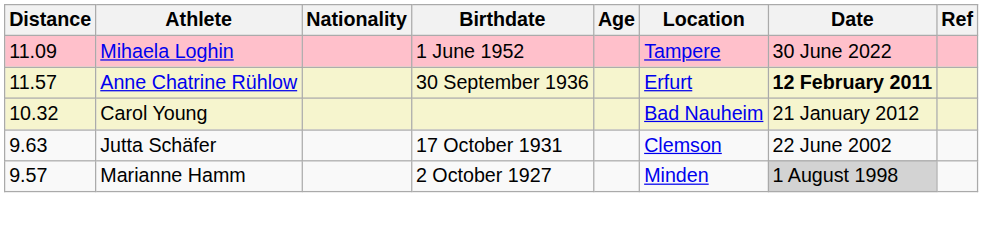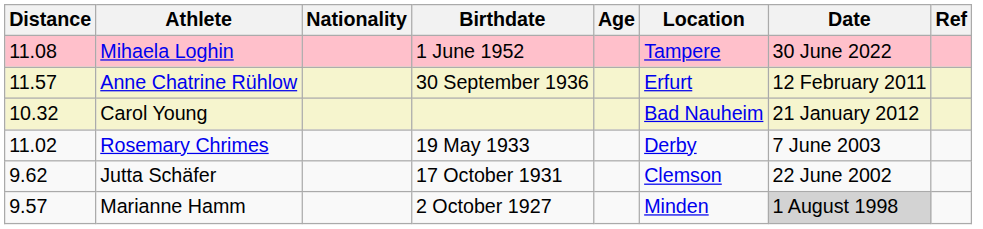(33, 51) 11.09 -> (33, 51) 11.08
(852, 82) bold -> (849, 82) normal
+ row: (184, 144)
(28, 144) 9.63 -> (28, 176) 9.62
